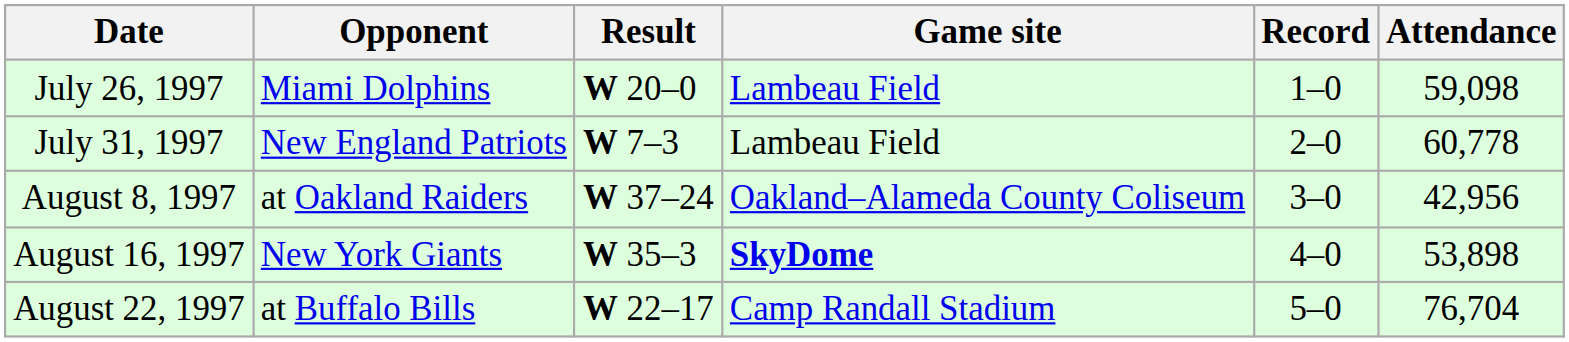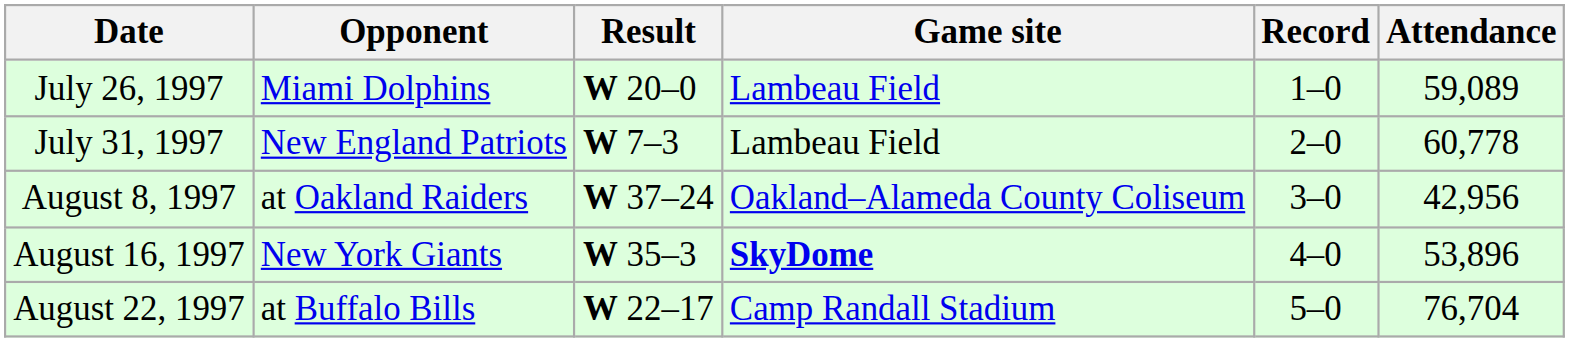(1471, 87) 59,098 -> (1471, 87) 59,089
(1471, 253) 53,898 -> (1471, 253) 53,896
